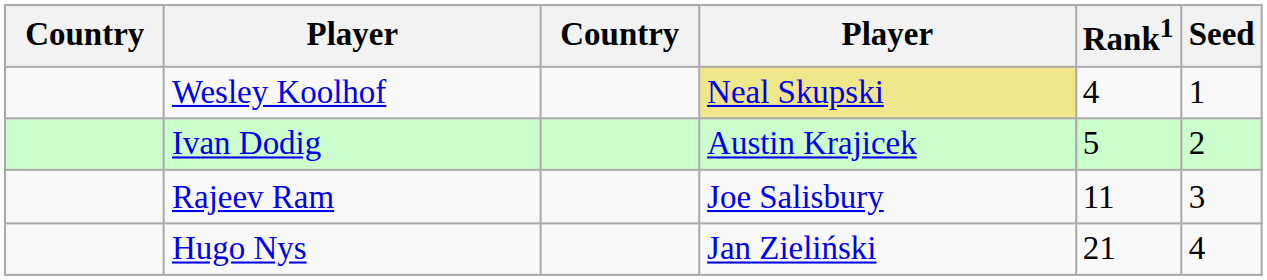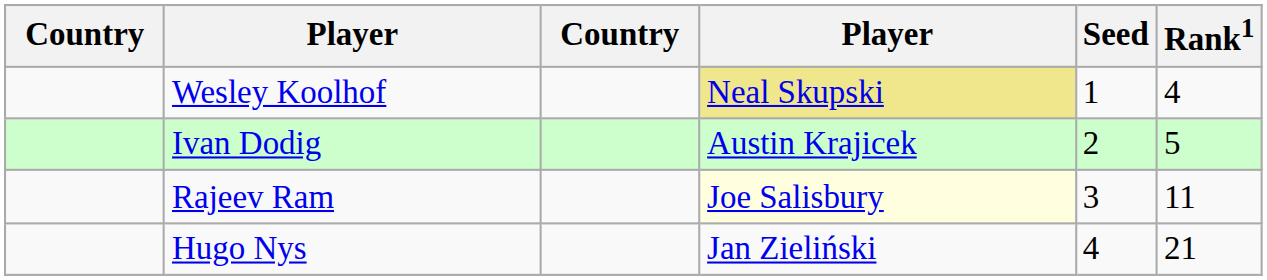columns swapped: (1128, 35) <-> (1222, 35)
(795, 196) no background -> (795, 196) lightyellow background
